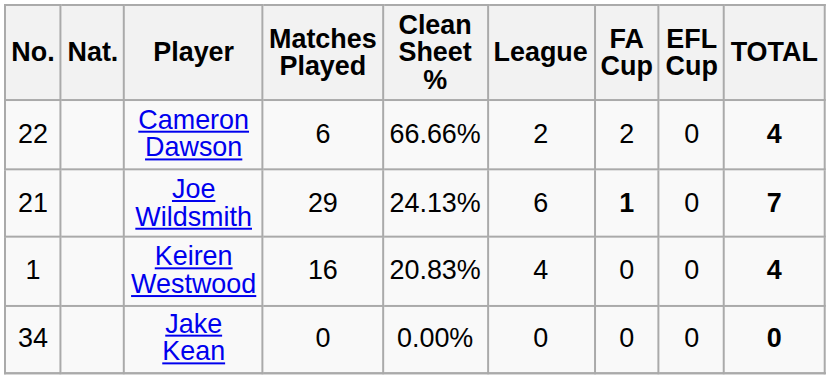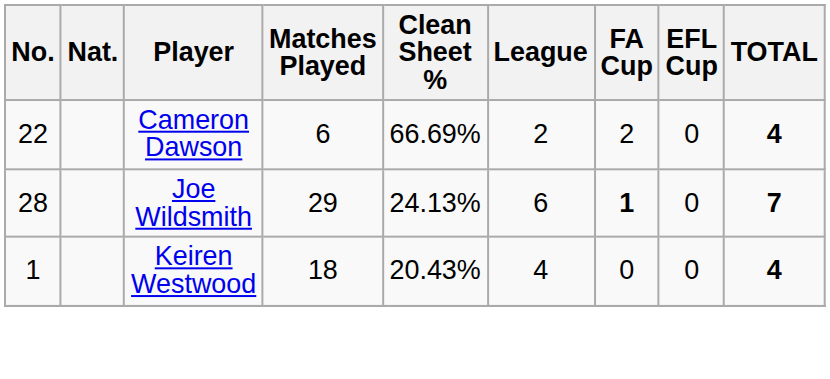(435, 134) 66.66% -> (435, 134) 66.69%
(33, 202) 21 -> (33, 202) 28
(323, 270) 16 -> (323, 270) 18
(435, 270) 20.83% -> (435, 270) 20.43%
- row: (194, 338)
